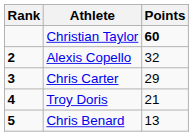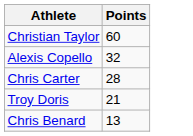- column: (24, 15)
(152, 36) bold -> (113, 36) normal
(152, 79) 29 -> (113, 79) 28
